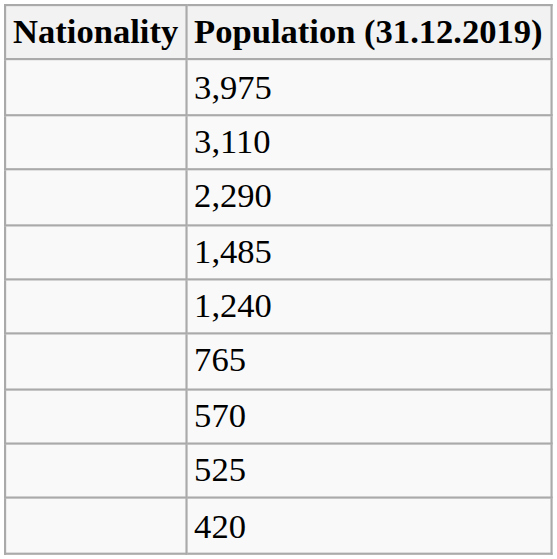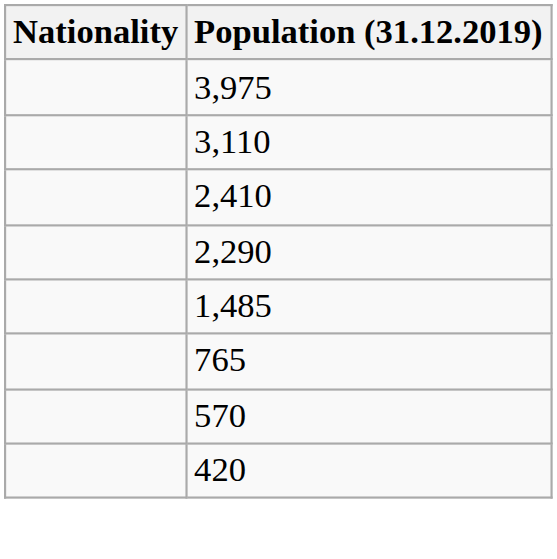+ row: (233, 196)
- row: (233, 305)
- row: (220, 470)
